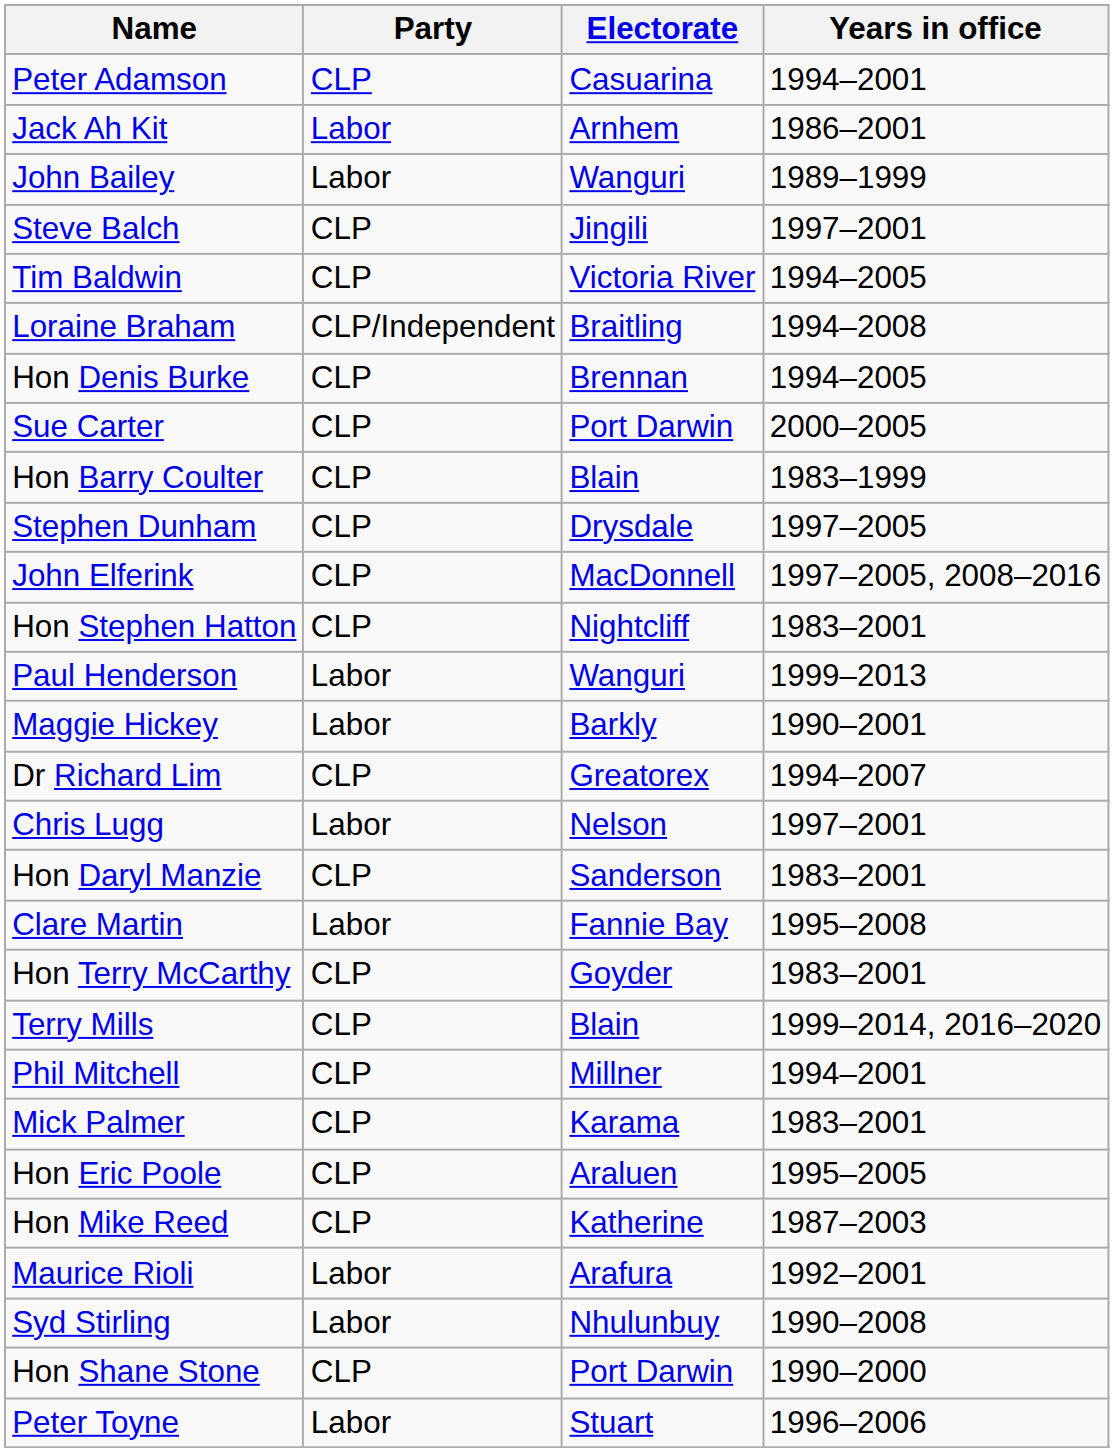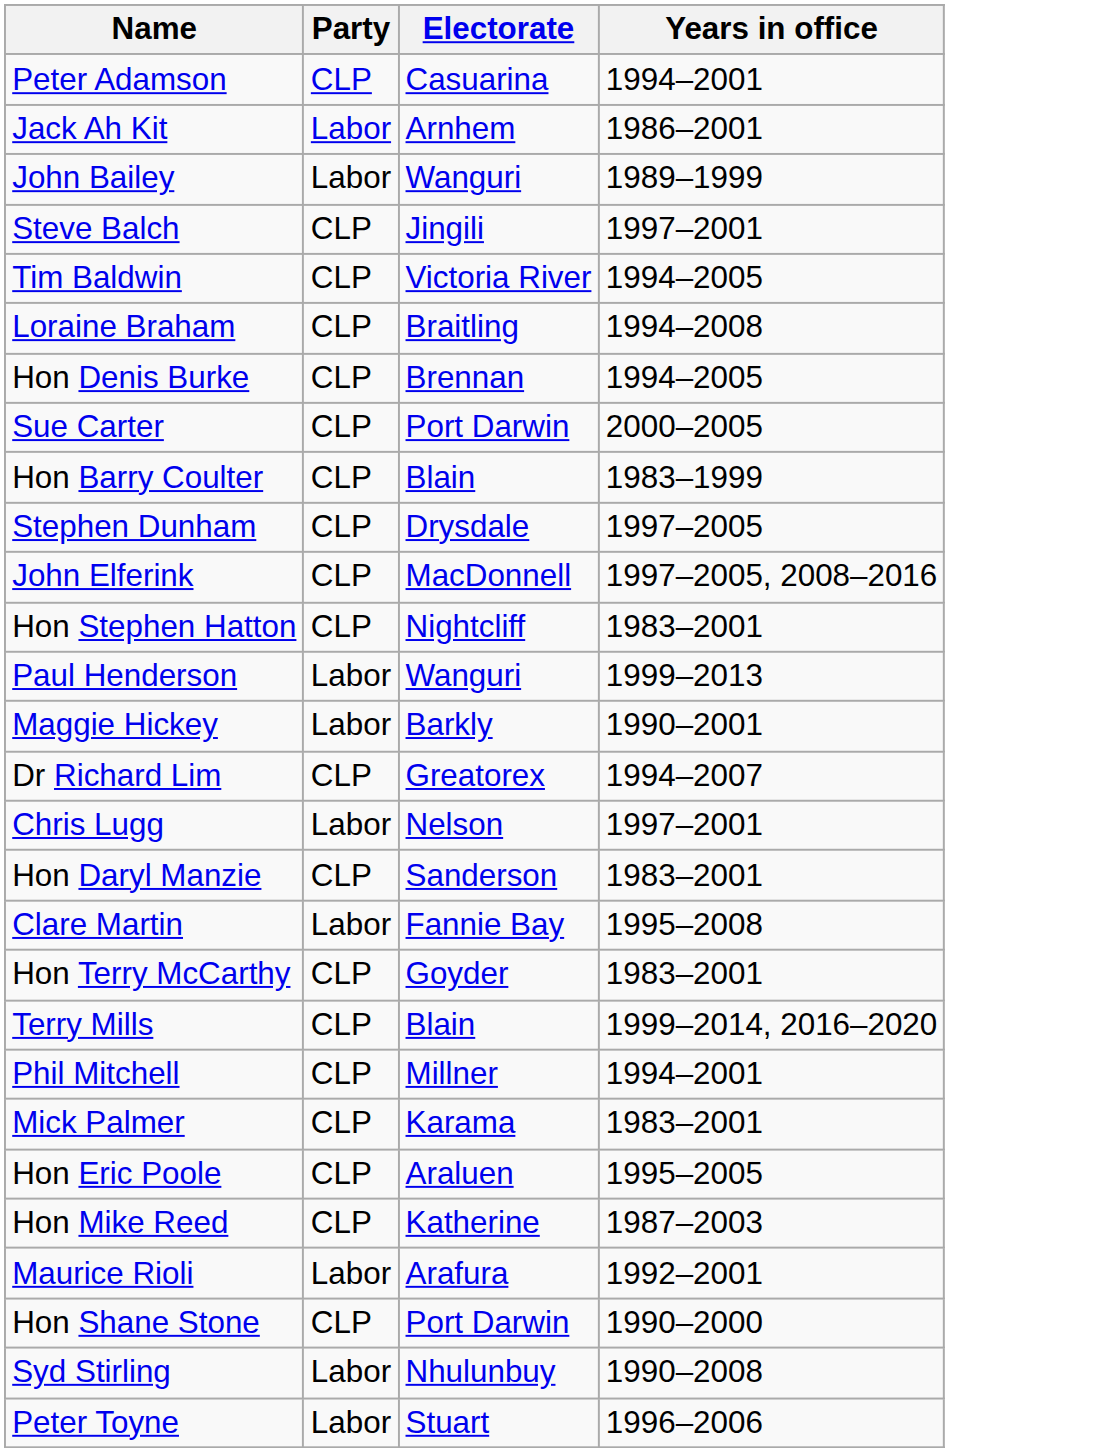(433, 327) CLP/Independent -> (341, 327) CLP
rows swapped: (92, 1322) <-> (136, 1372)
